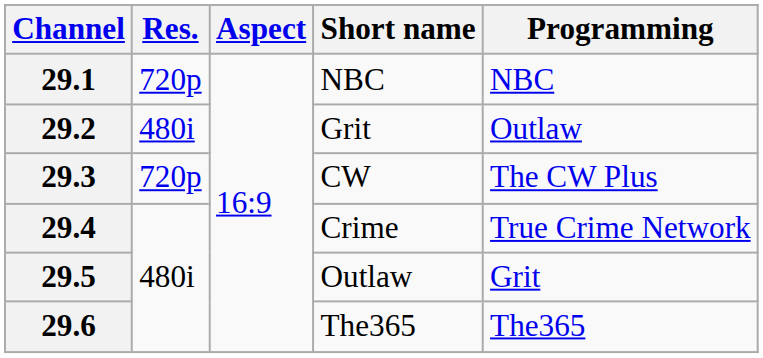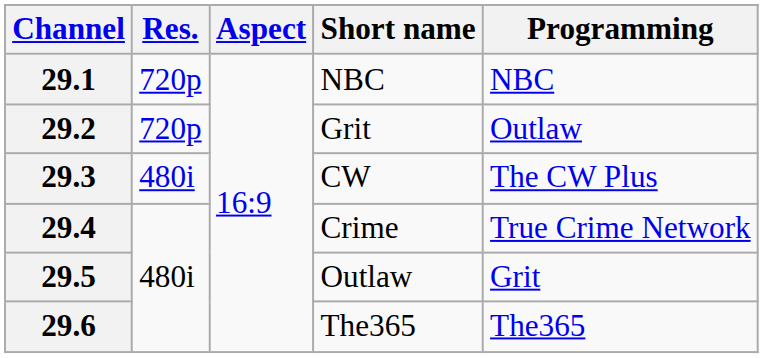(167, 128) 480i -> (170, 128) 720p
(170, 177) 720p -> (167, 177) 480i
